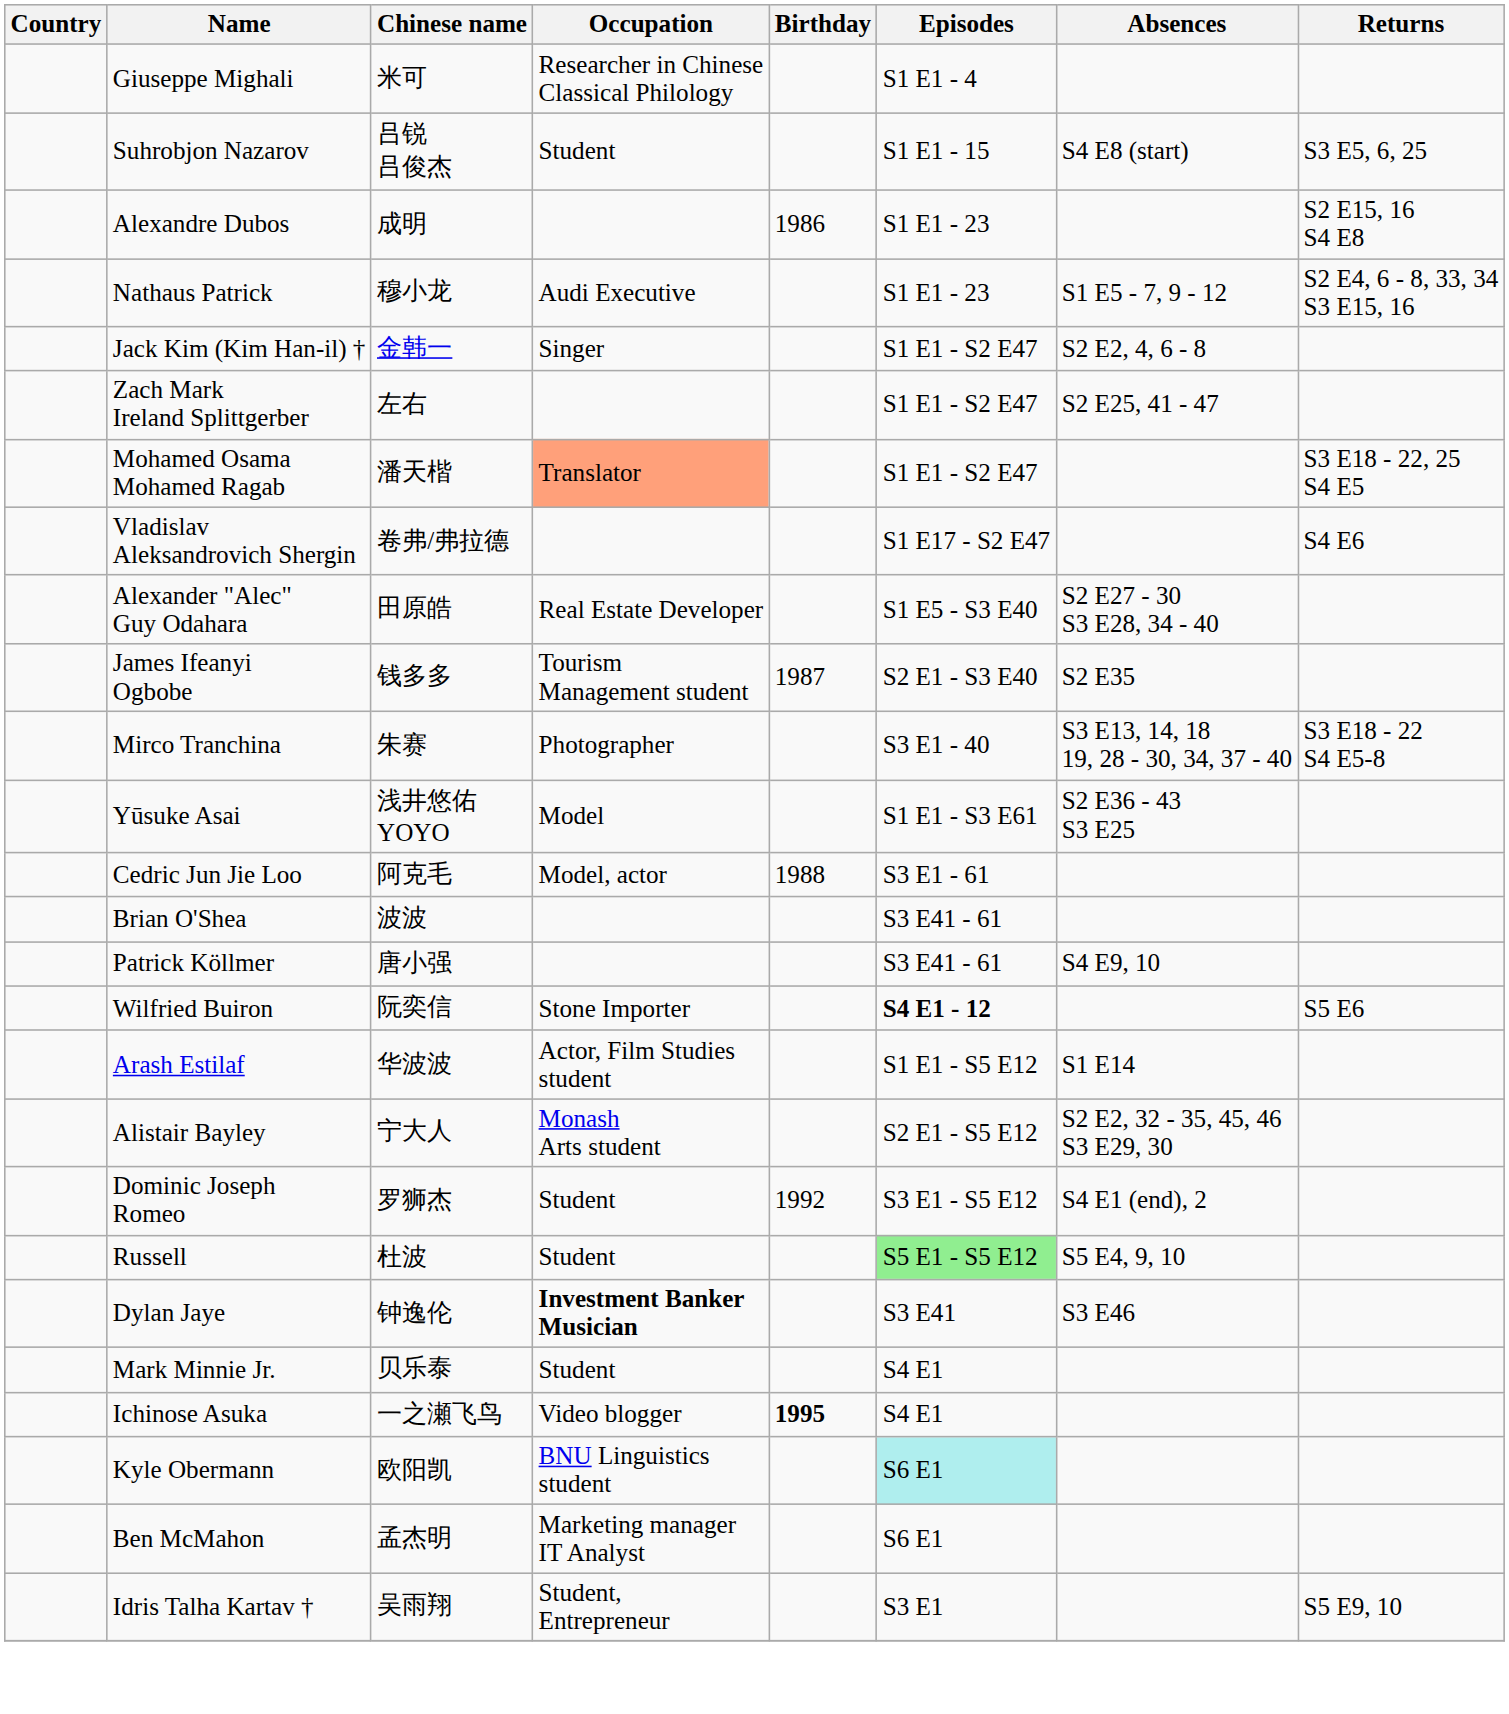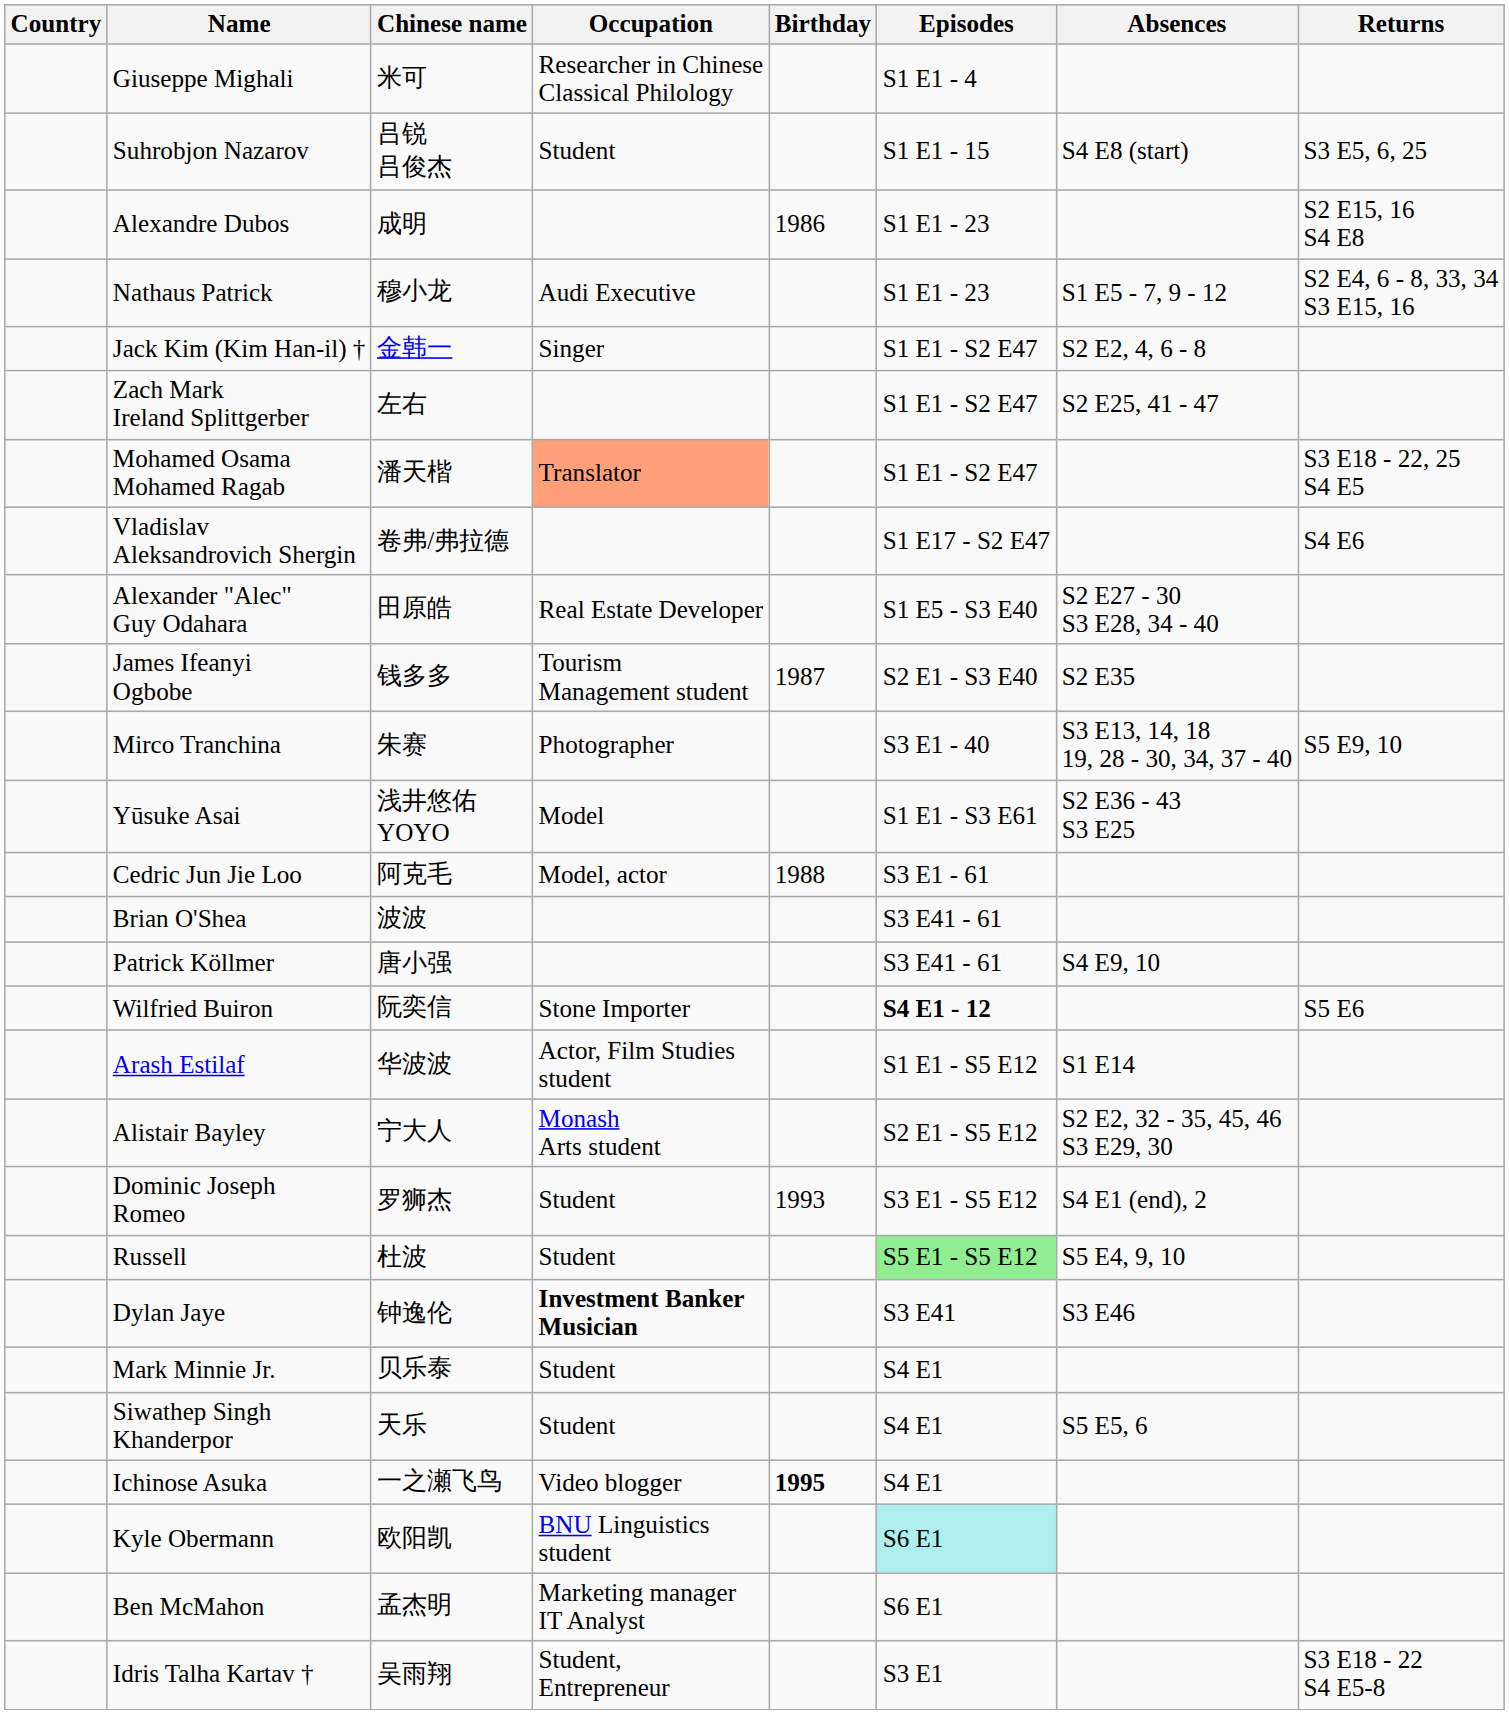(1363, 745) S3 E18 - 22 S4 E5-8 -> (1353, 745) S5 E9, 10
(800, 1200) 1992 -> (800, 1200) 1993
+ row: (192, 1425)
(1353, 1606) S5 E9, 10 -> (1363, 1674) S3 E18 - 22 S4 E5-8
